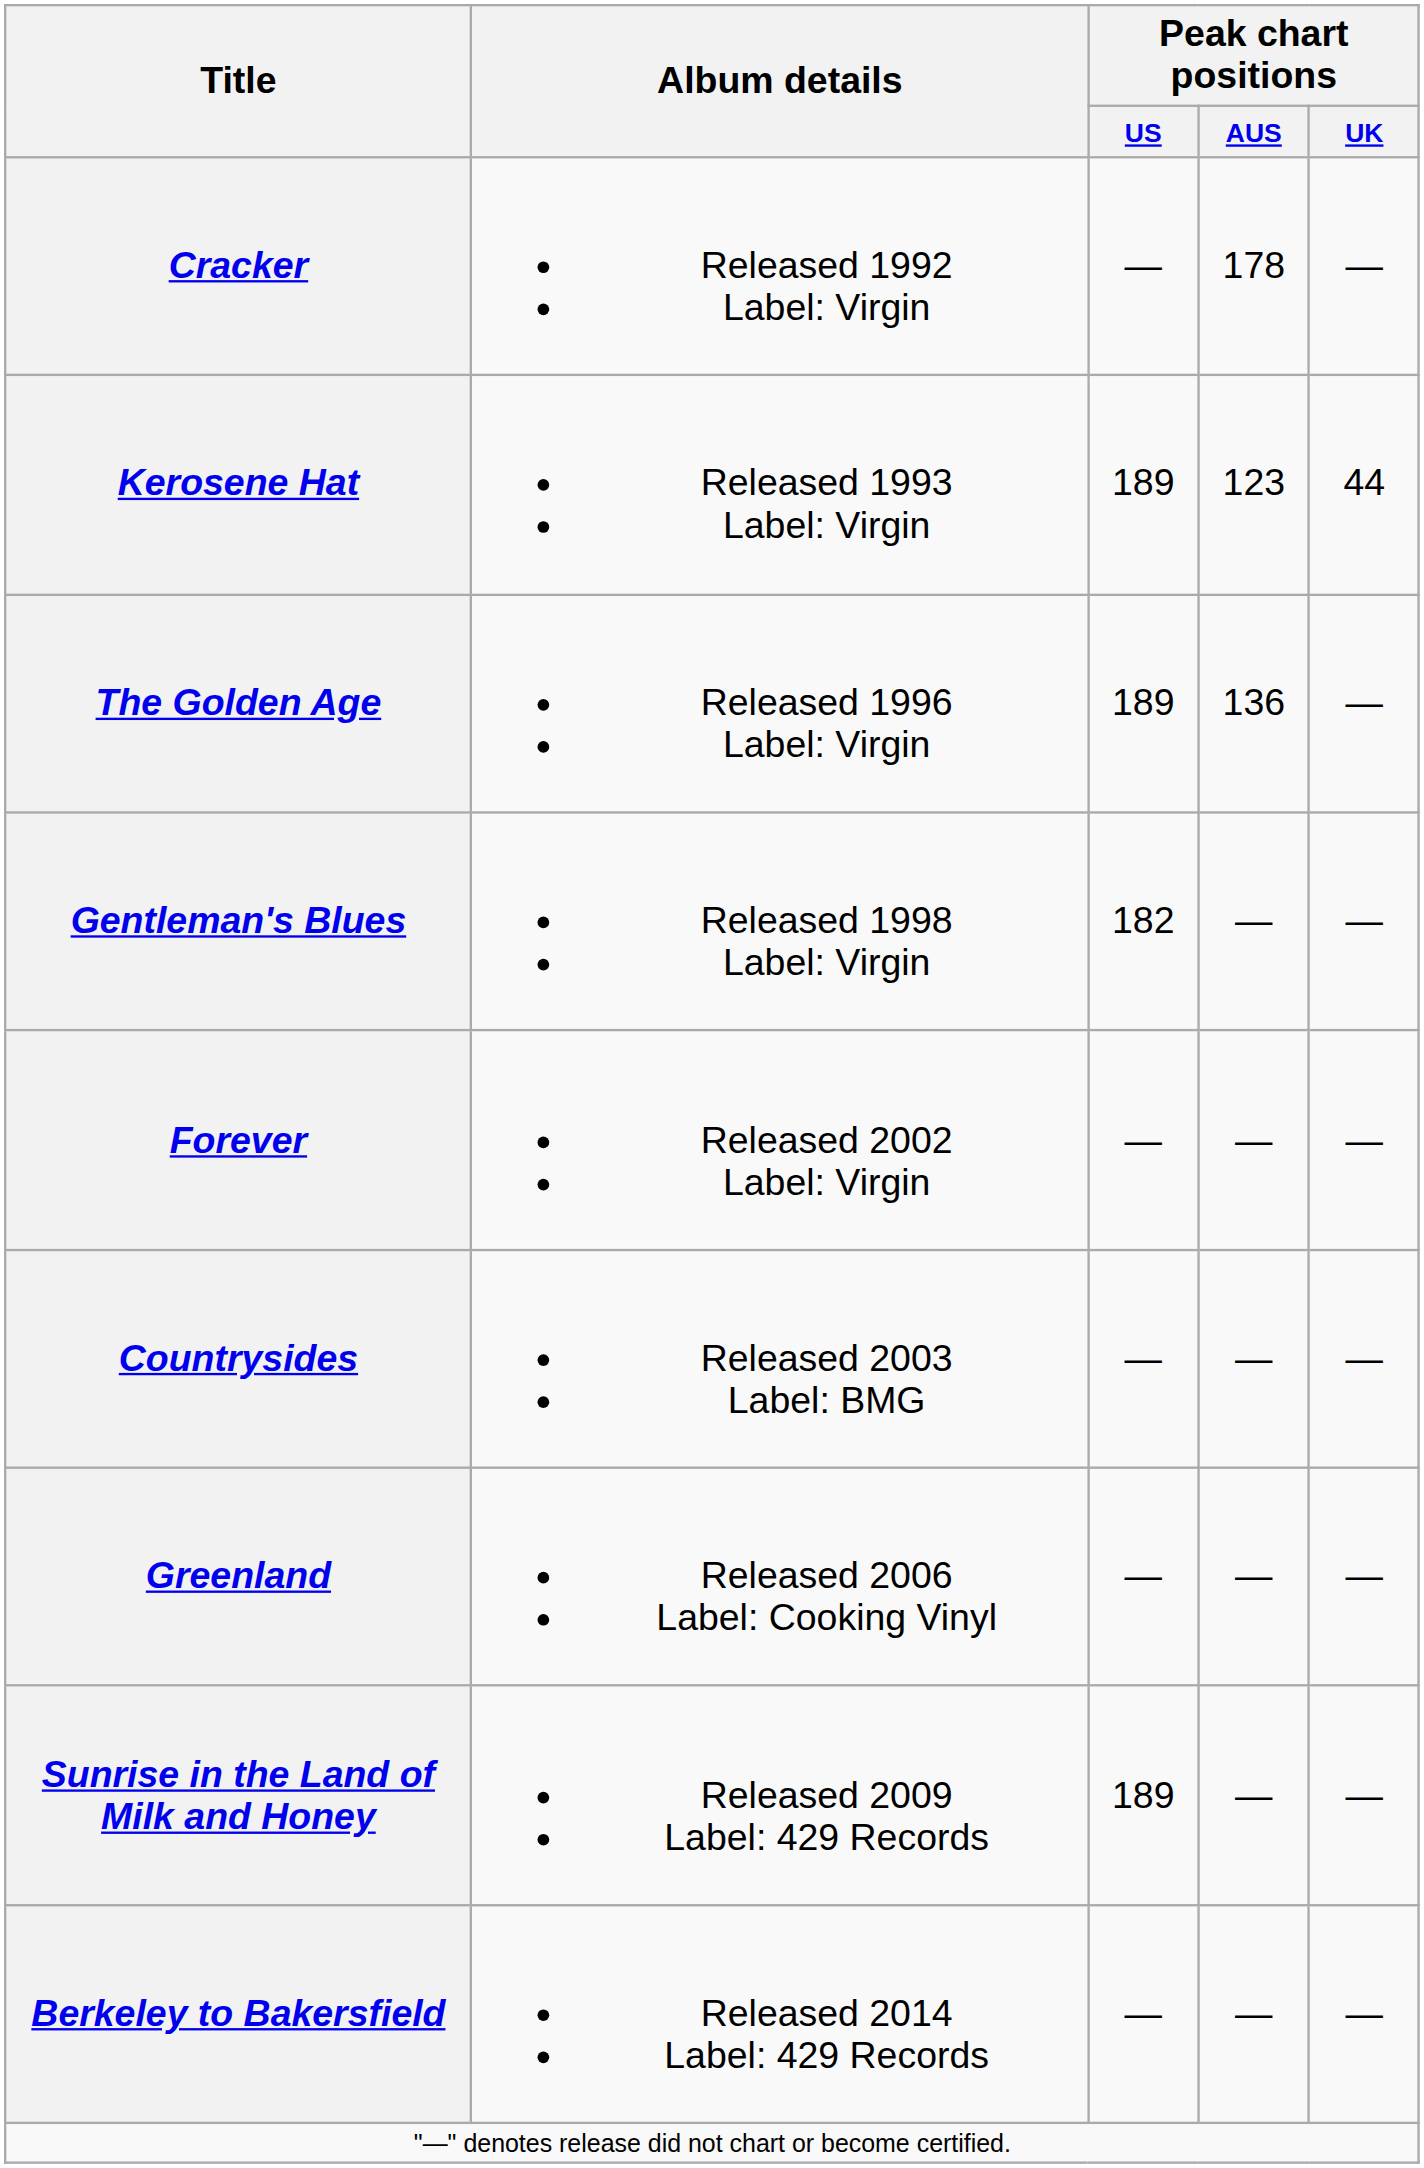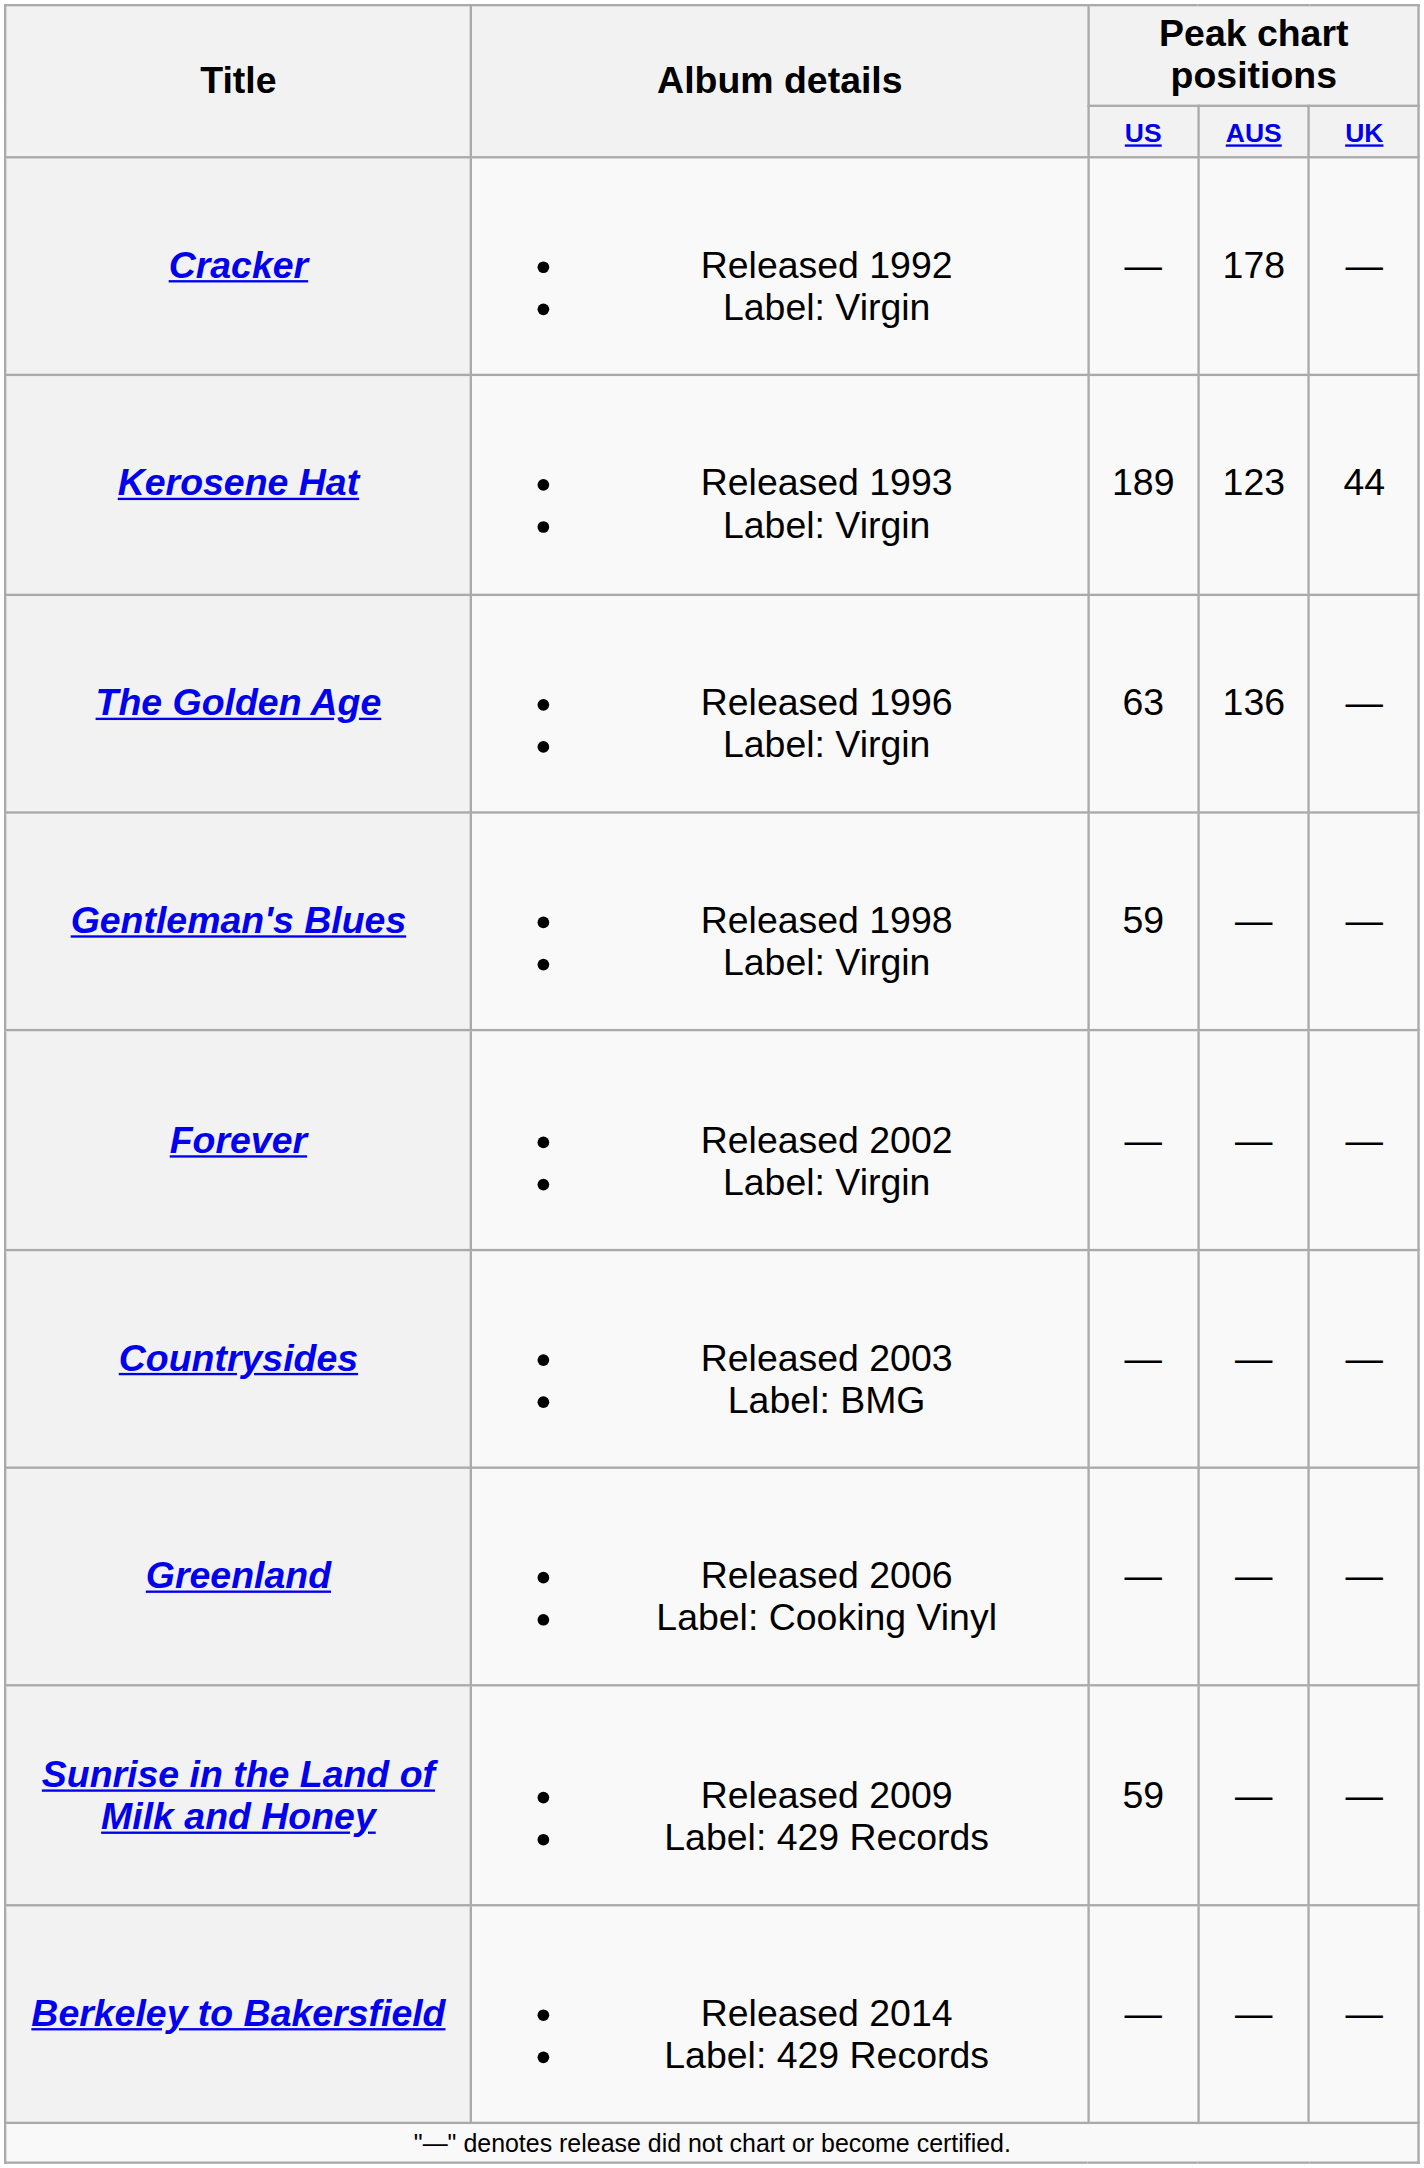(1143, 702) 189 -> (1143, 702) 63
(1143, 920) 182 -> (1143, 920) 59
(1143, 1794) 189 -> (1143, 1794) 59
